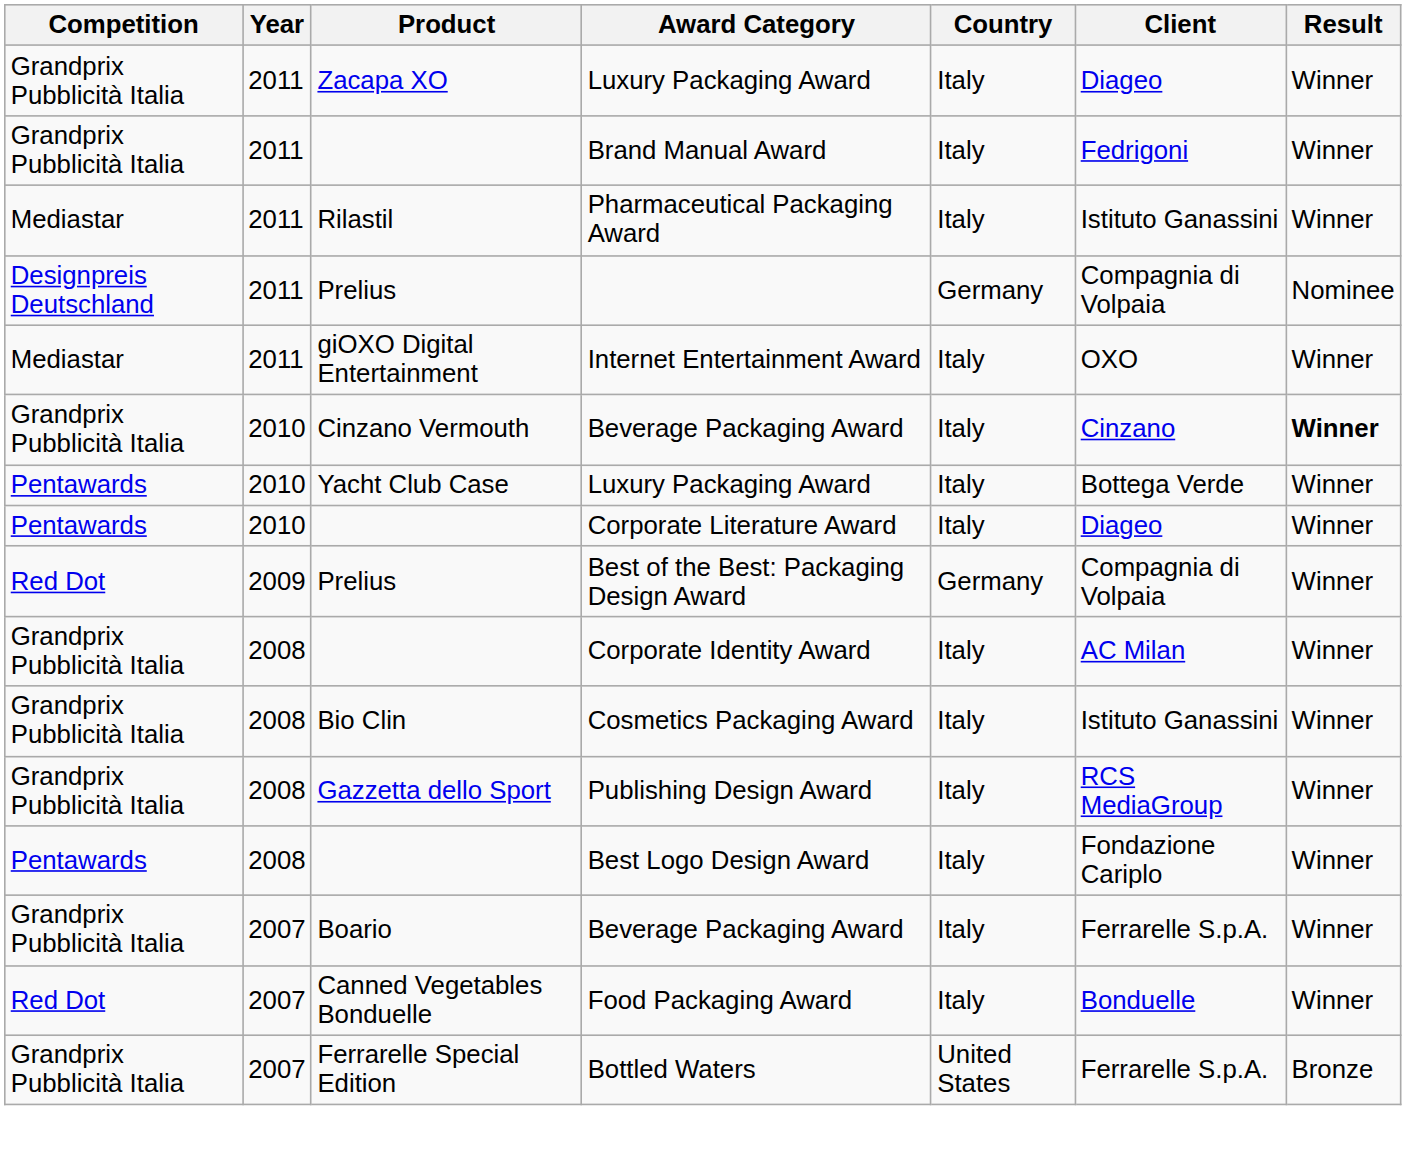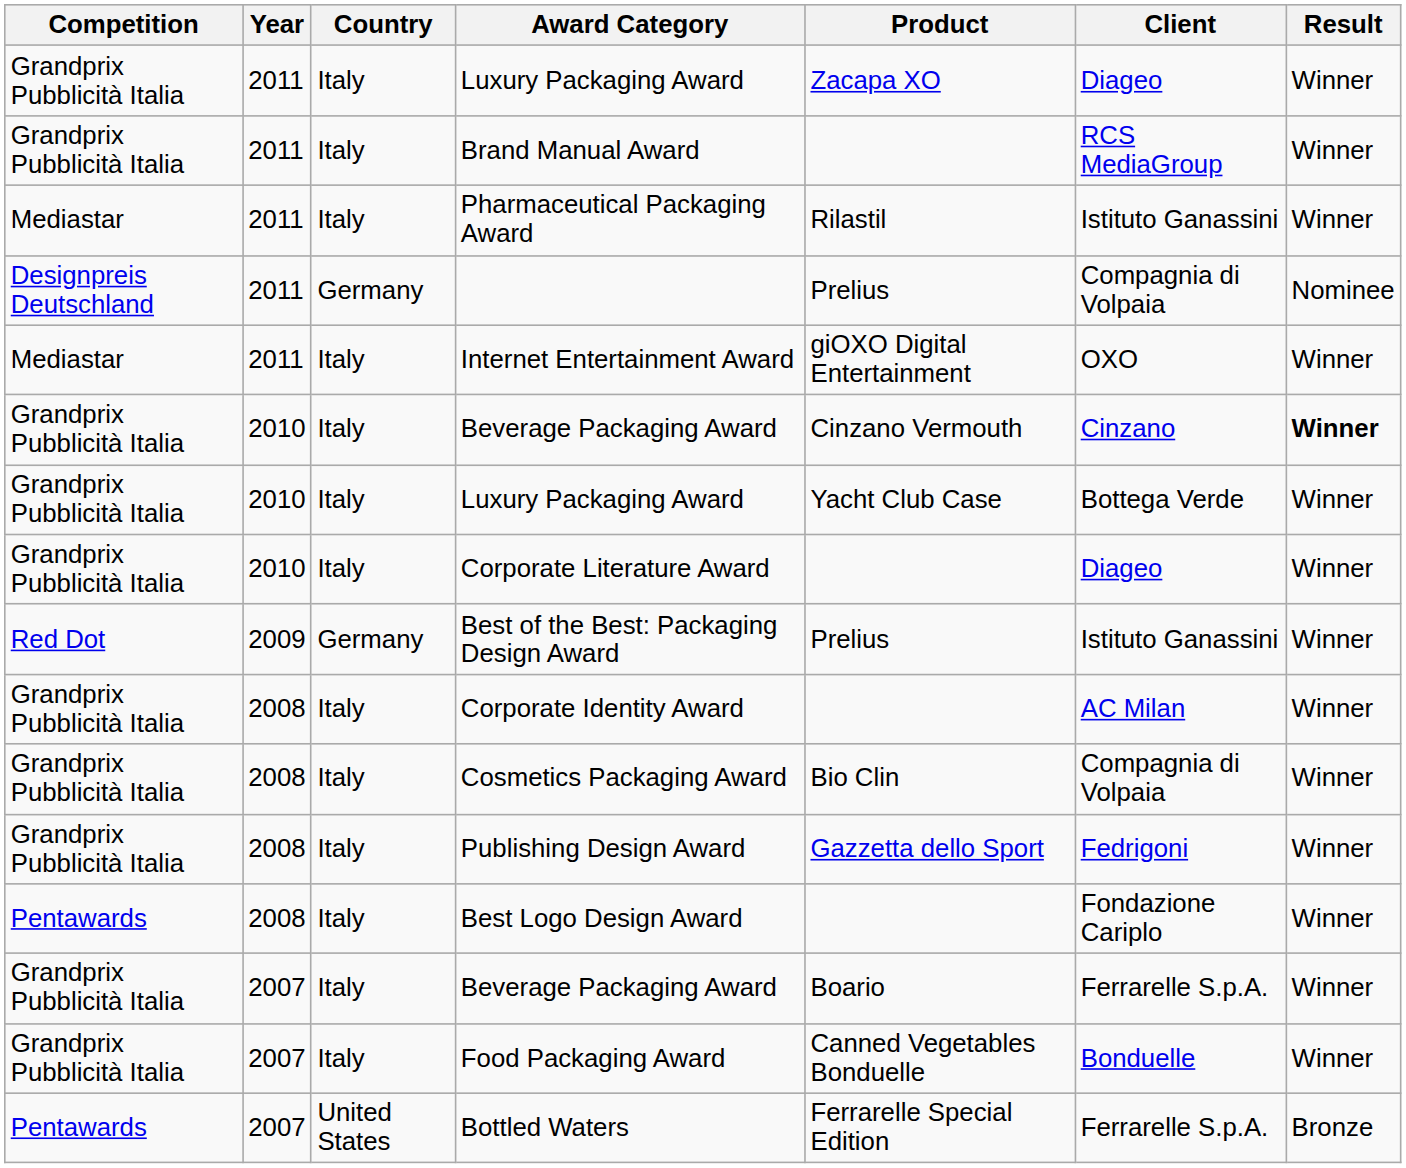columns swapped: (1003, 24) <-> (447, 24)
(1134, 150) Fedrigoni -> (1152, 150) RCS MediaGroup
(79, 484) Pentawards -> (97, 499) Grandprix Pubblicità Italia
(79, 525) Pentawards -> (97, 569) Grandprix Pubblicità Italia
(1160, 580) Compagnia di Volpaia -> (1180, 638) Istituto Ganassini
(1180, 720) Istituto Ganassini -> (1160, 778) Compagnia di Volpaia
(1152, 790) RCS MediaGroup -> (1134, 848) Fedrigoni
(58, 999) Red Dot -> (97, 1057) Grandprix Pubblicità Italia
(97, 1069) Grandprix Pubblicità Italia -> (79, 1127) Pentawards
